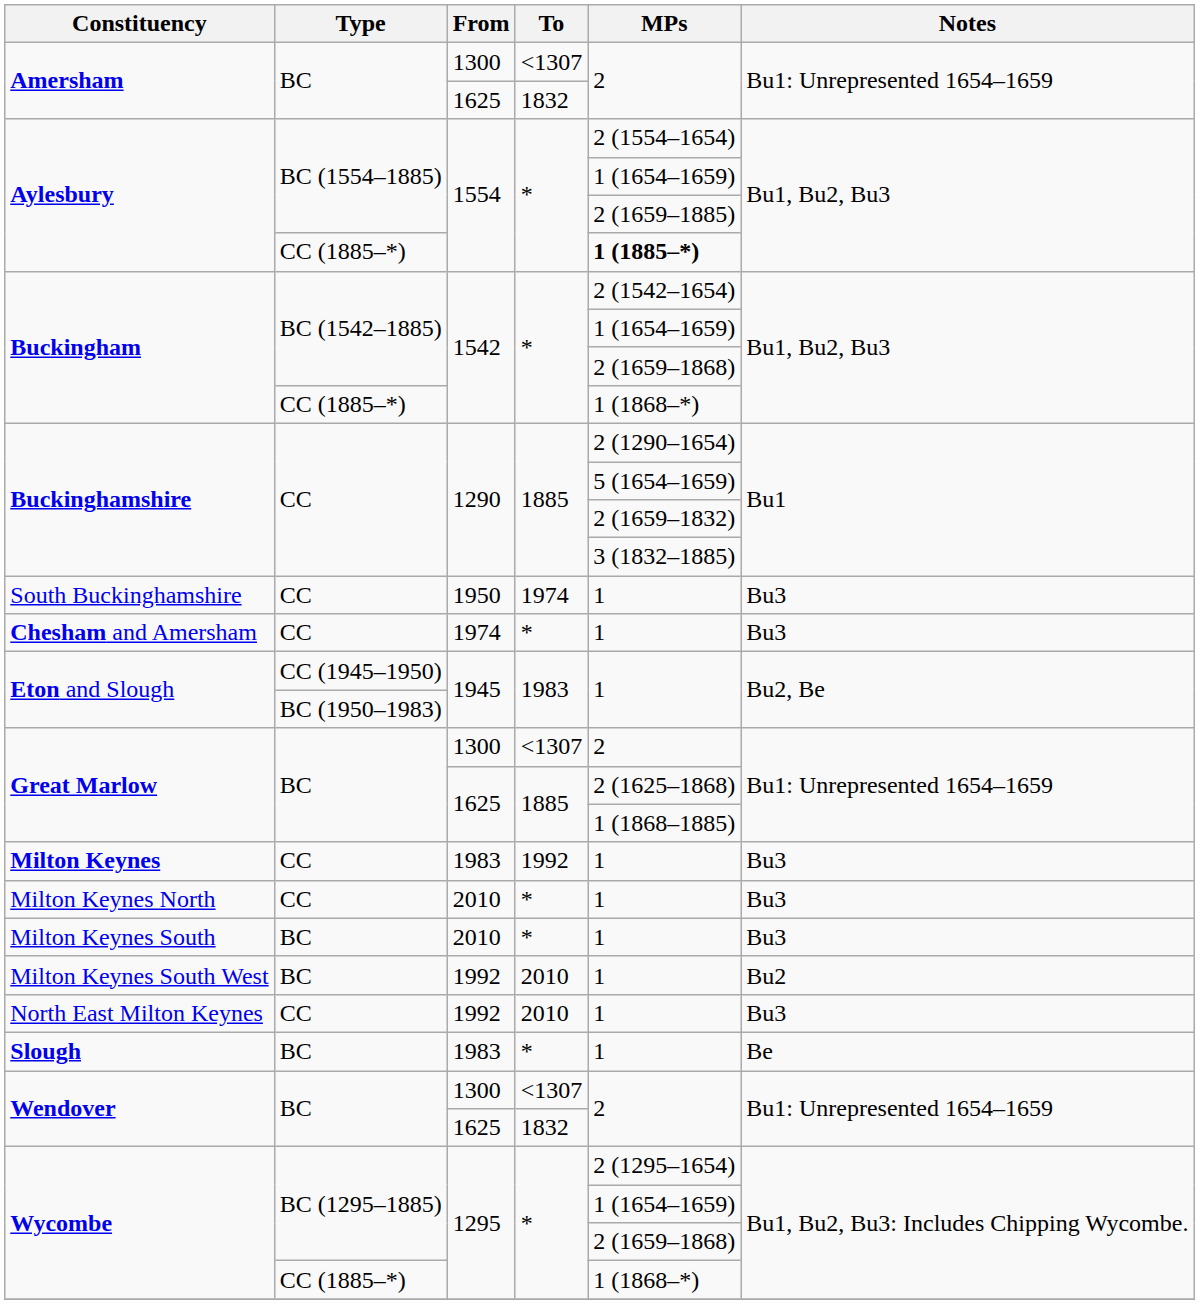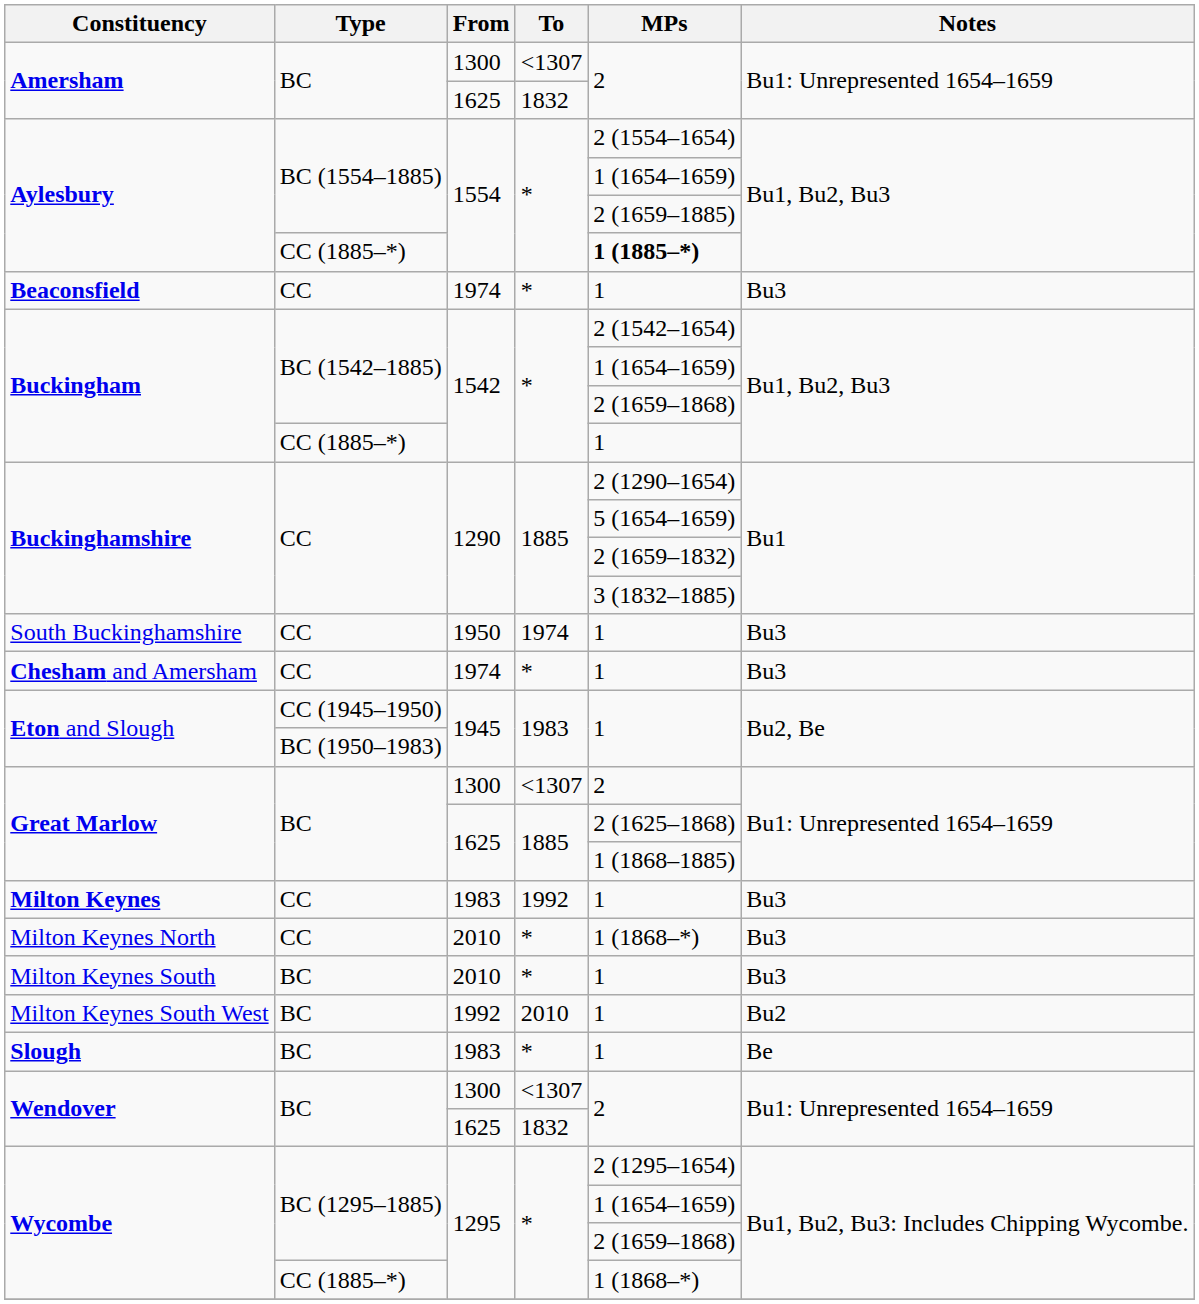+ row: (75, 289)
(646, 404) 1 (1868–*) -> (599, 442) 1
(599, 898) 1 -> (646, 937) 1 (1868–*)
- row: (137, 1013)
